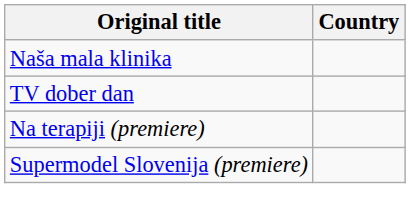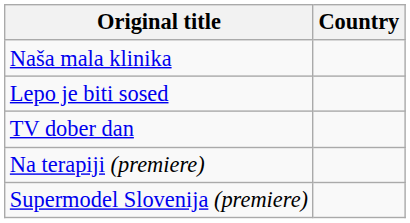+ row: (89, 93)
